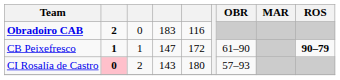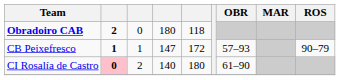(167, 30) 183 -> (167, 30) 180
(197, 30) 116 -> (197, 30) 118
(236, 48) 61–90 -> (236, 48) 57–93
(315, 48) bold -> (315, 48) normal
(167, 65) 143 -> (167, 65) 140
(236, 65) 57–93 -> (236, 65) 61–90
